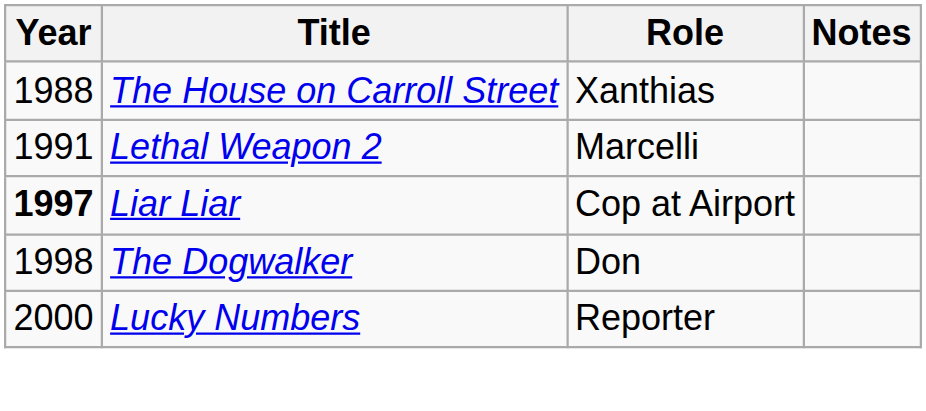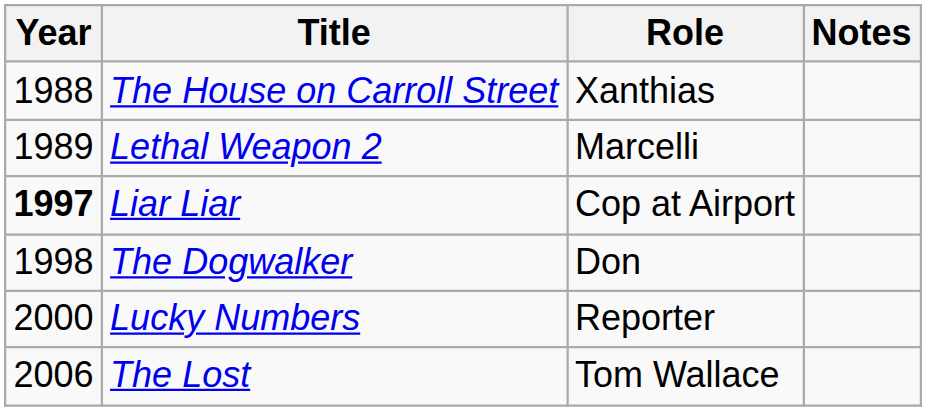(53, 147) 1991 -> (53, 147) 1989
+ row: (180, 375)
